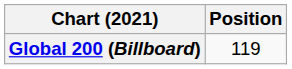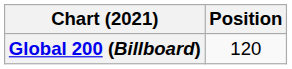(246, 48) 119 -> (246, 48) 120
